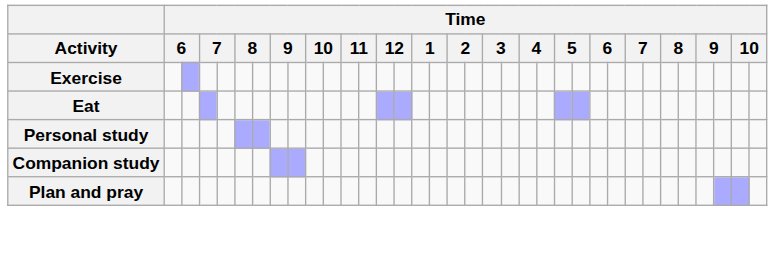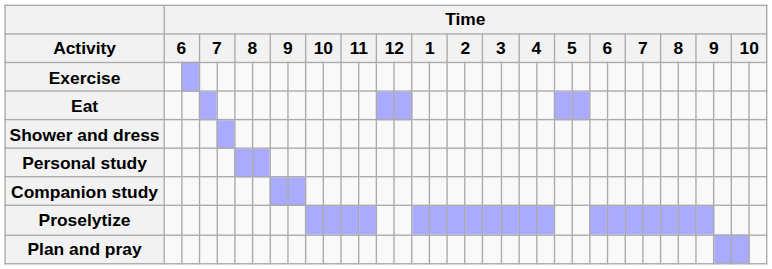+ row: (85, 134)
+ row: (85, 220)
